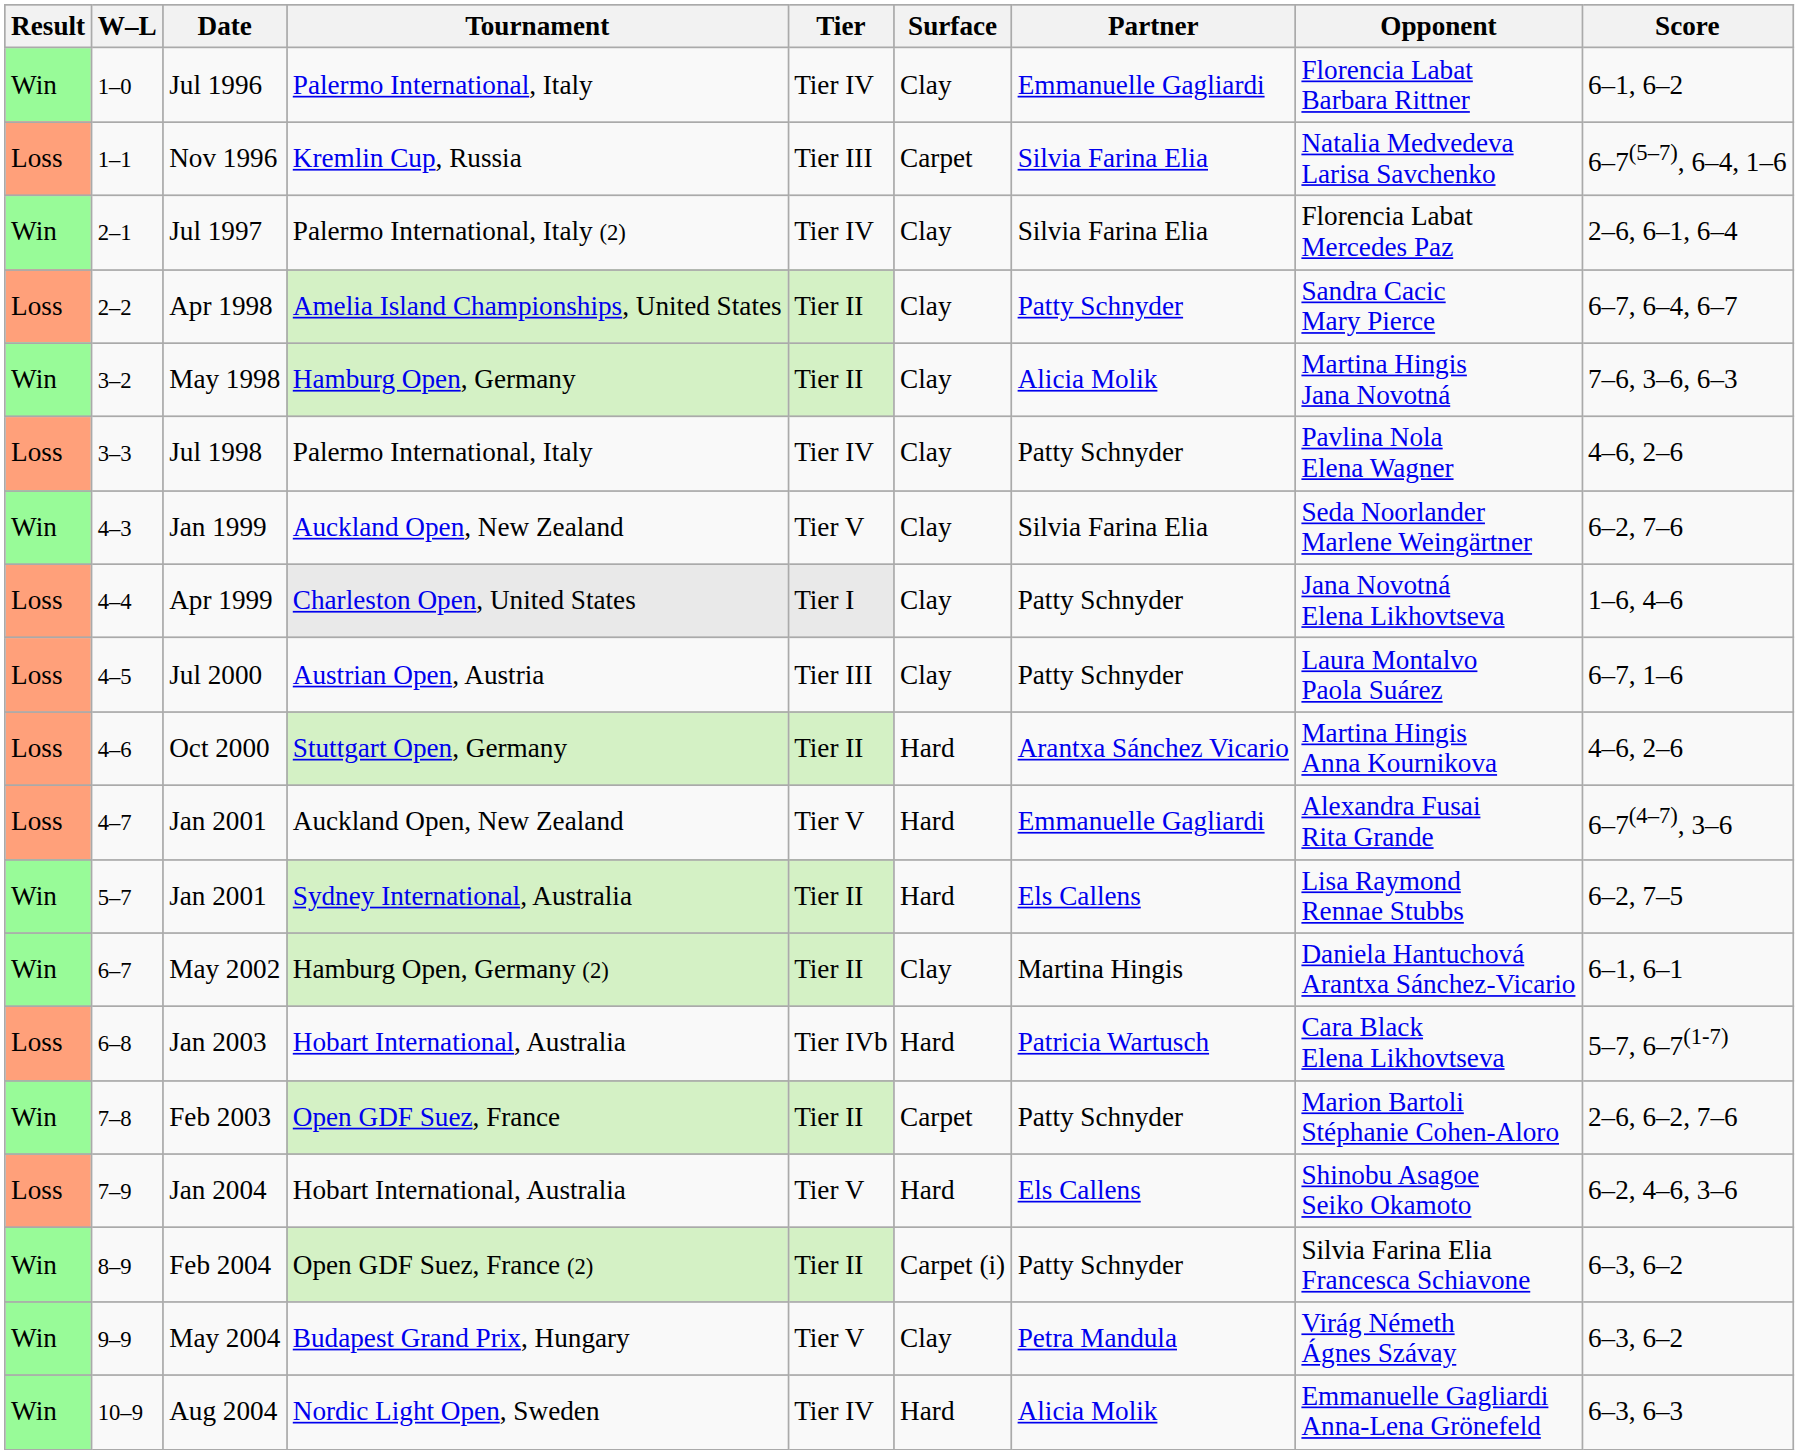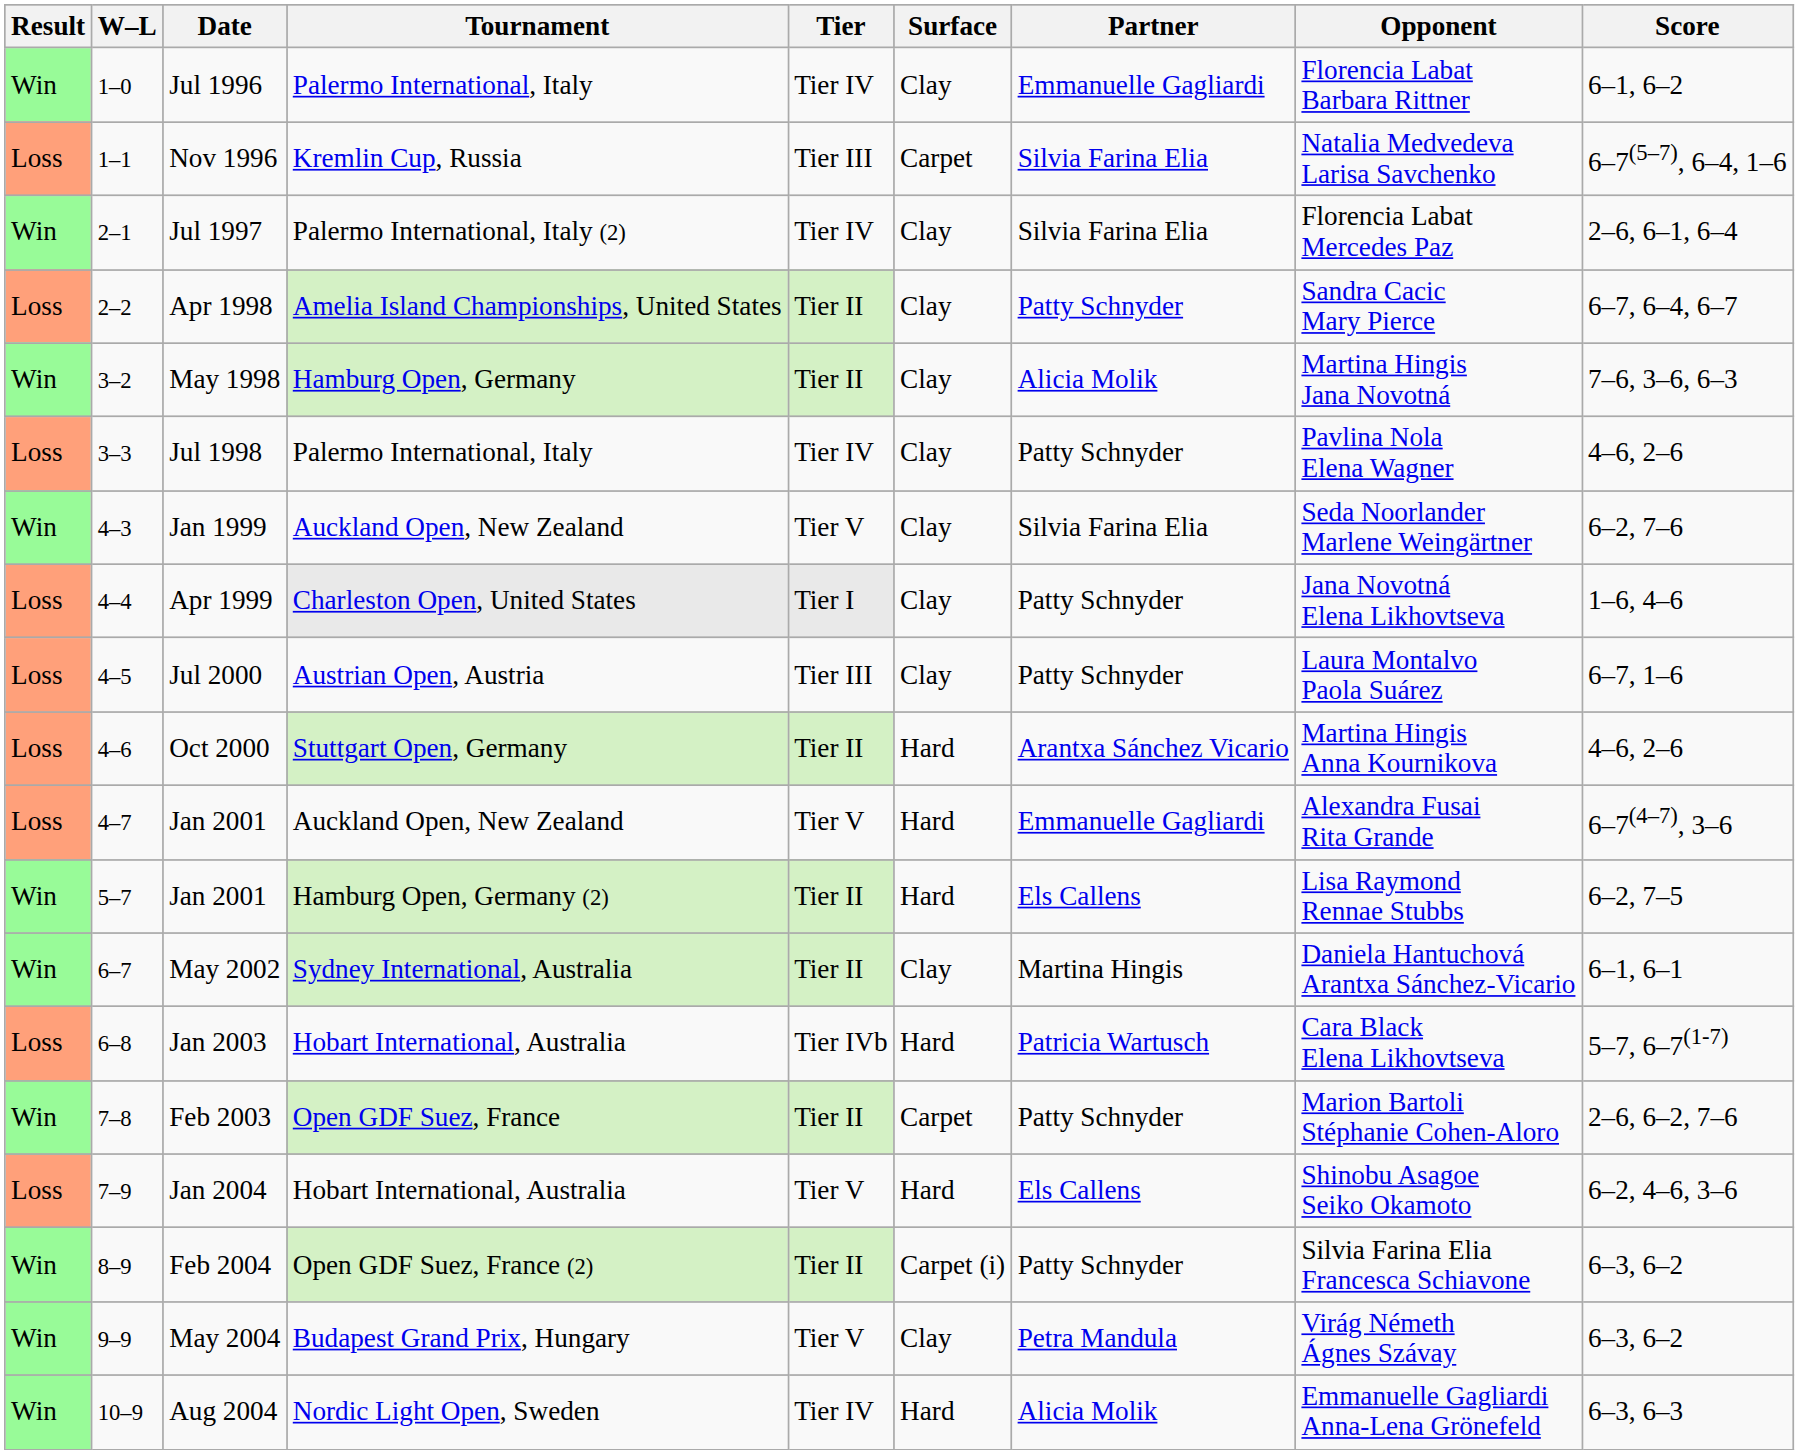(462, 895) Sydney International, Australia -> (451, 895) Hamburg Open, Germany (2)
(451, 969) Hamburg Open, Germany (2) -> (462, 969) Sydney International, Australia
